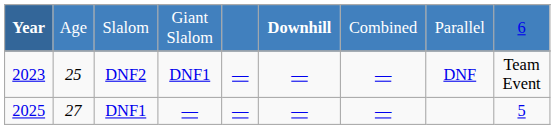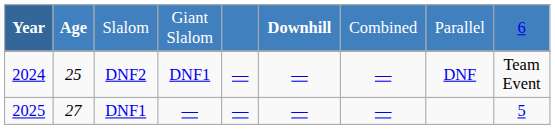(73, 27) normal -> (73, 27) bold
(29, 74) 2023 -> (29, 74) 2024
